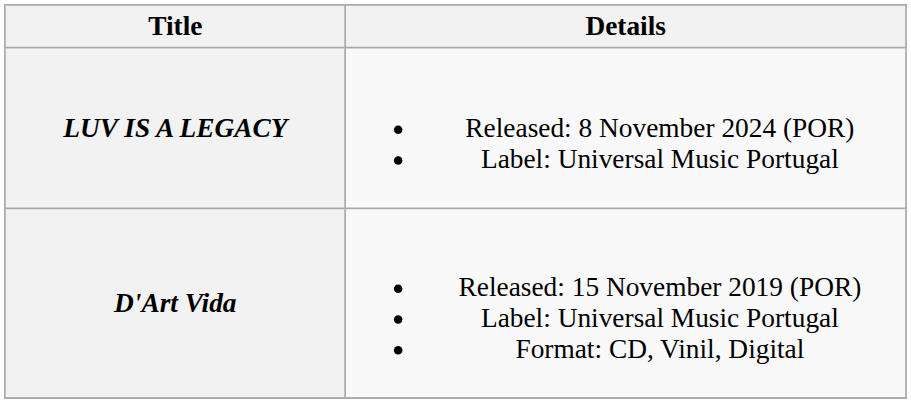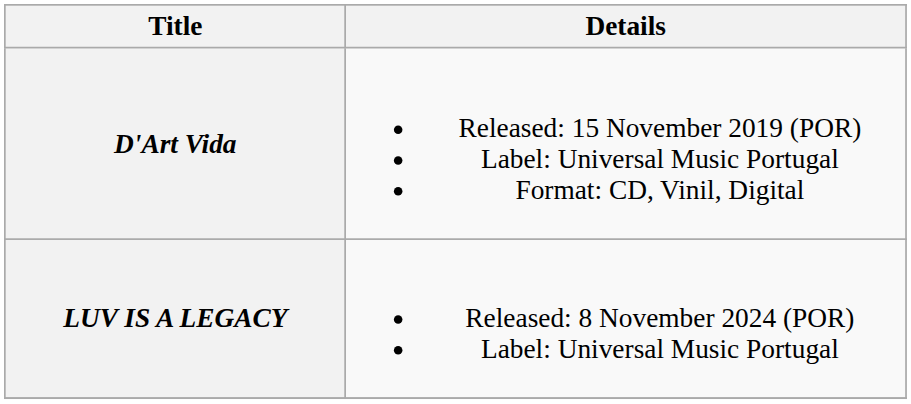rows swapped: (175, 302) <-> (175, 127)
